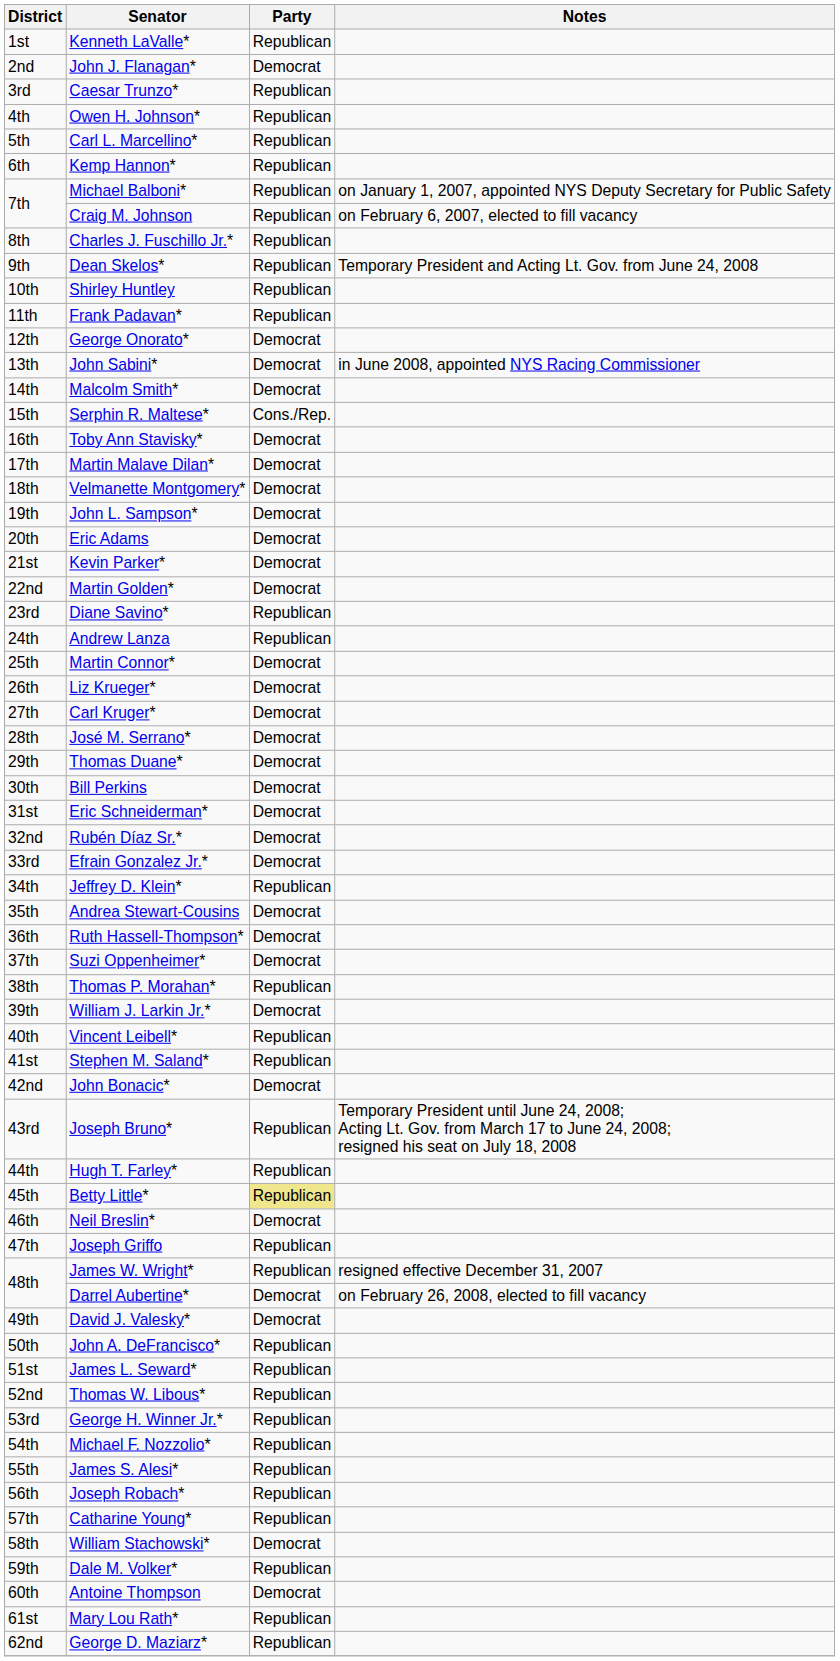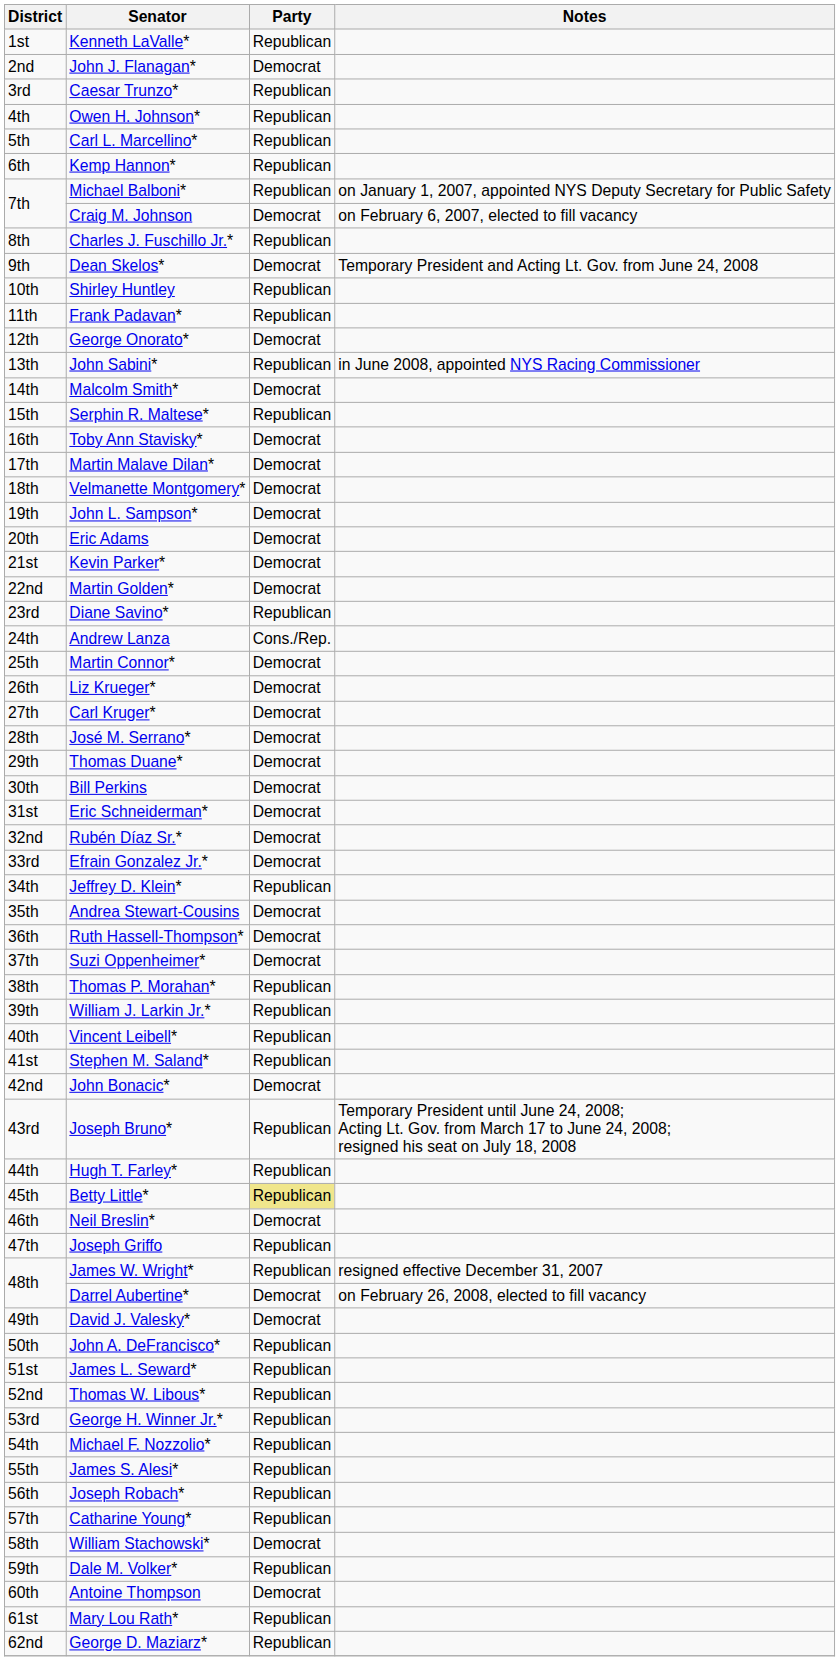(292, 215) Republican -> (287, 215) Democrat
(292, 265) Republican -> (287, 265) Democrat
(287, 365) Democrat -> (292, 365) Republican
(292, 414) Cons./Rep. -> (292, 414) Republican
(292, 638) Republican -> (292, 638) Cons./Rep.
(287, 1011) Democrat -> (292, 1011) Republican
